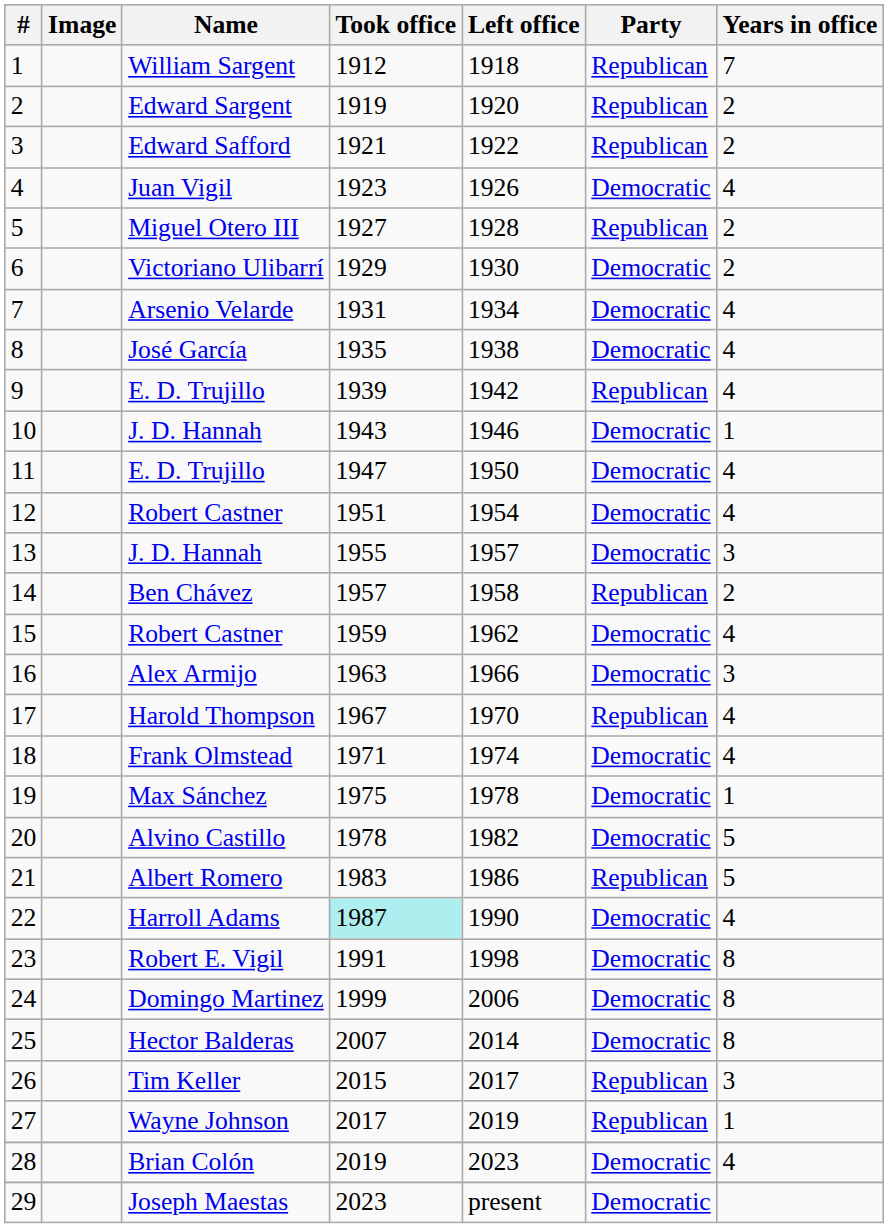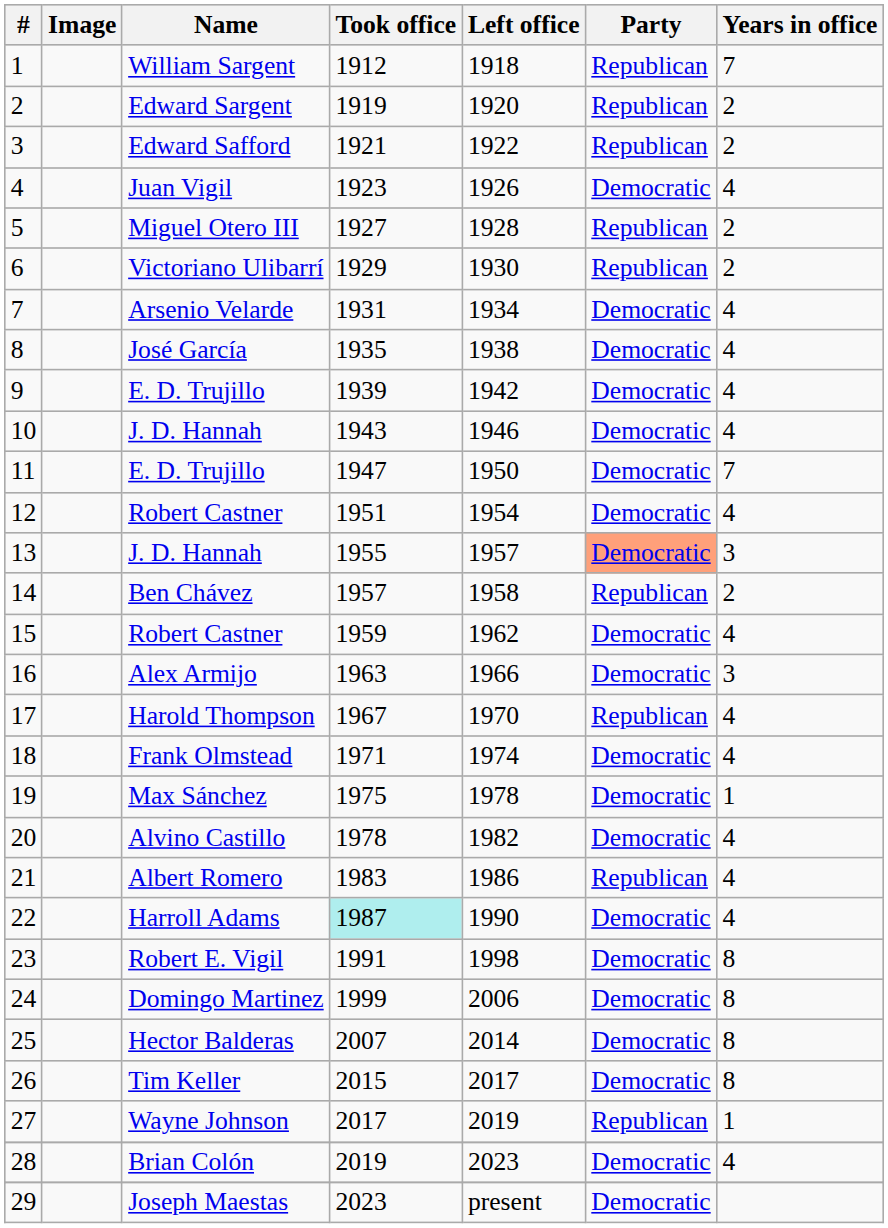(651, 268) Democratic -> (650, 268) Republican
(650, 390) Republican -> (651, 390) Democratic
(729, 430) 1 -> (729, 430) 4
(729, 471) 4 -> (729, 471) 7
(651, 552) no background -> (651, 552) lightsalmon background
(729, 836) 5 -> (729, 836) 4
(729, 877) 5 -> (729, 877) 4
(650, 1080) Republican -> (651, 1080) Democratic
(729, 1080) 3 -> (729, 1080) 8
